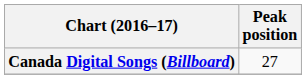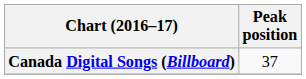(270, 61) 27 -> (270, 61) 37
